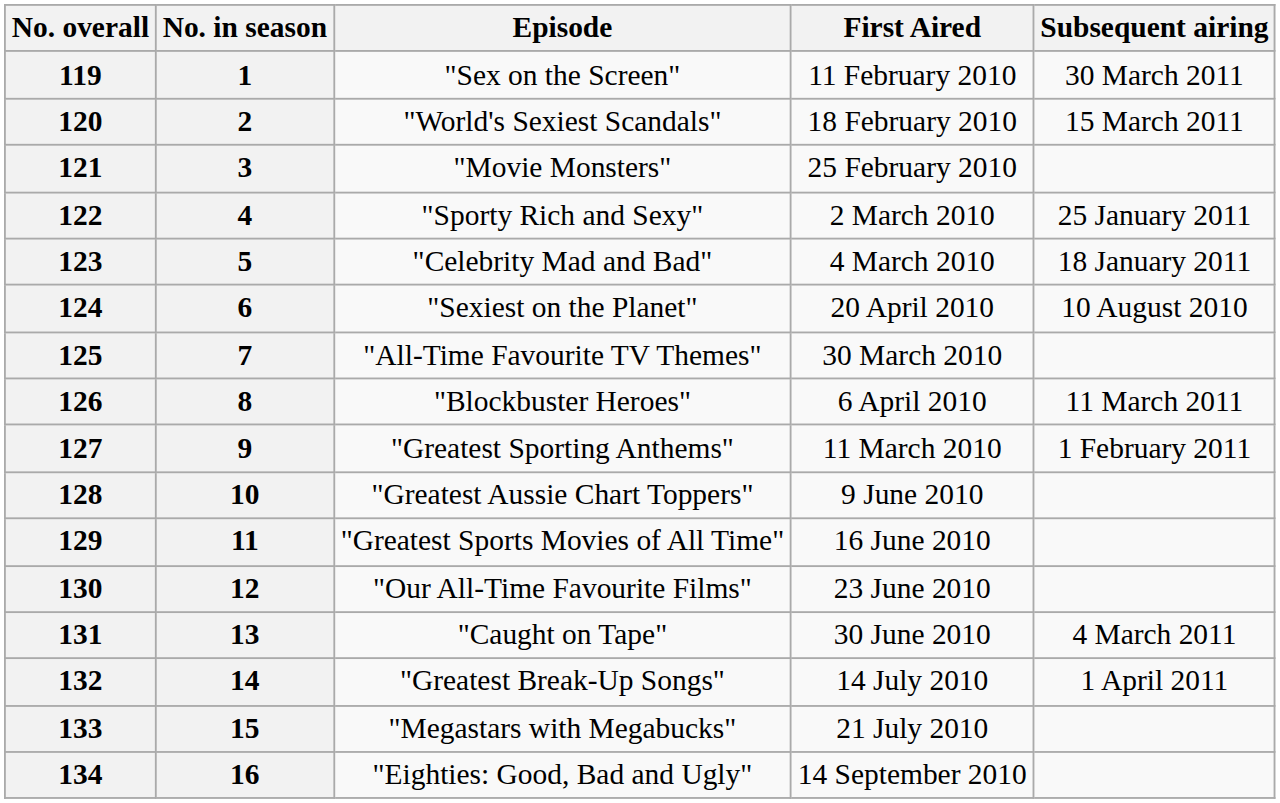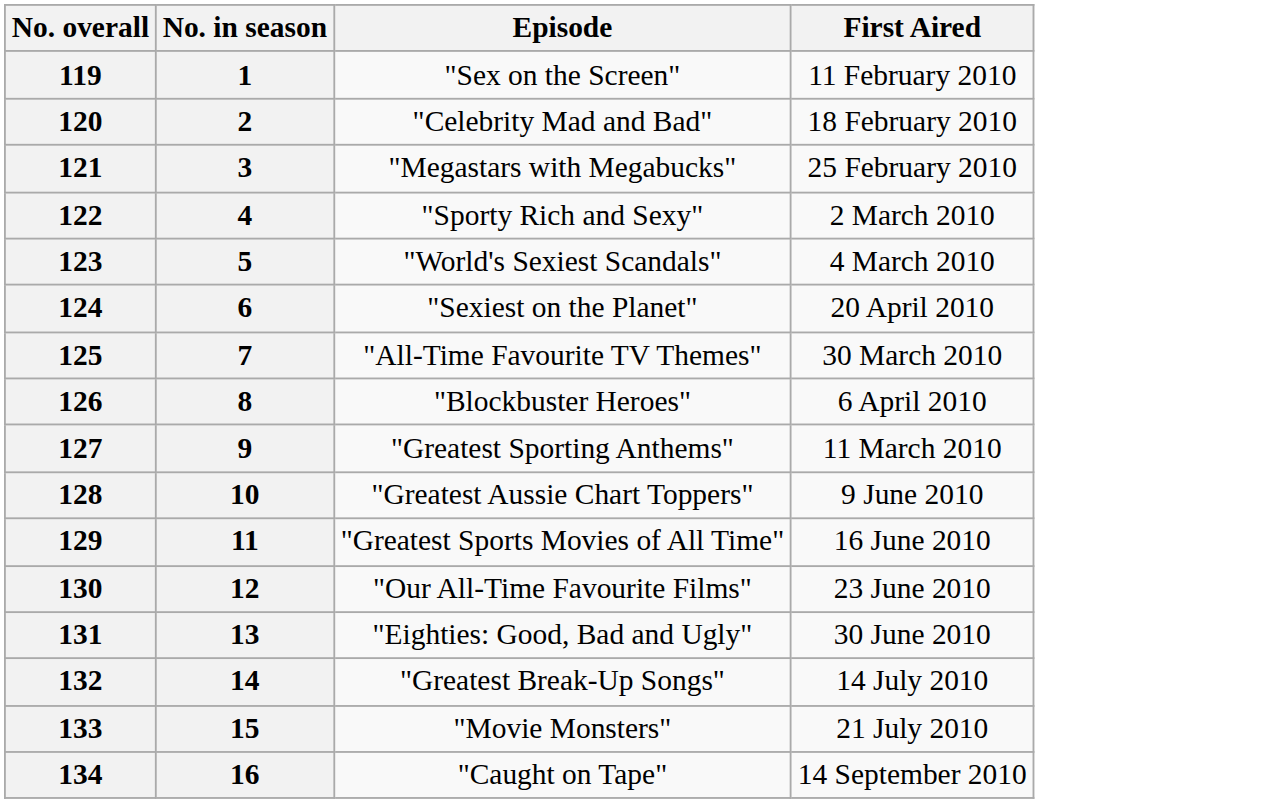- column: (1154, 27)
(562, 121) "World's Sexiest Scandals" -> (562, 121) "Celebrity Mad and Bad"
(562, 167) "Movie Monsters" -> (562, 167) "Megastars with Megabucks"
(562, 261) "Celebrity Mad and Bad" -> (562, 261) "World's Sexiest Scandals"
(562, 634) "Caught on Tape" -> (562, 634) "Eighties: Good, Bad and Ugly"
(562, 728) "Megastars with Megabucks" -> (562, 728) "Movie Monsters"
(562, 774) "Eighties: Good, Bad and Ugly" -> (562, 774) "Caught on Tape"
